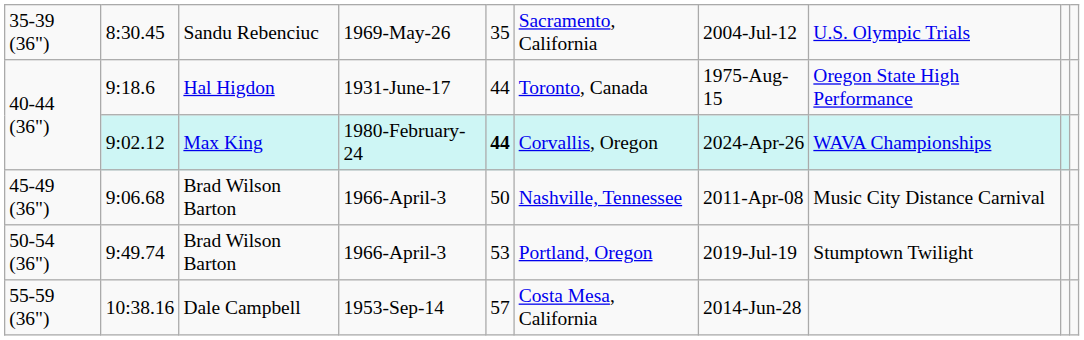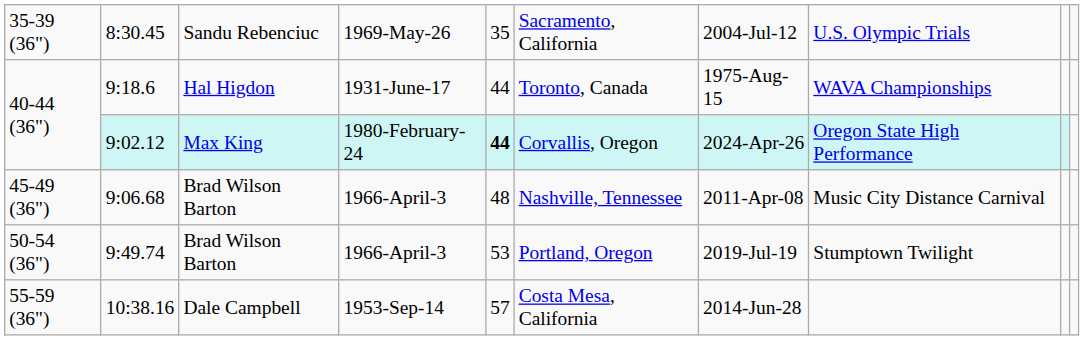(886, 87) Oregon State High Performance -> (902, 87) WAVA Championships
(902, 142) WAVA Championships -> (886, 142) Oregon State High Performance
(500, 197) 50 -> (500, 197) 48
